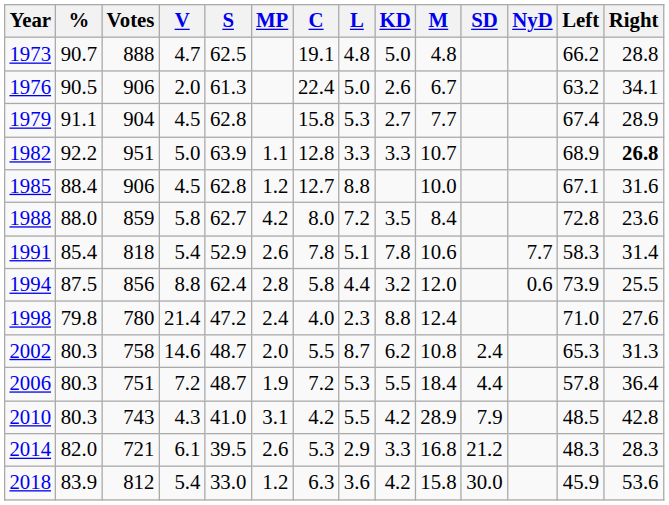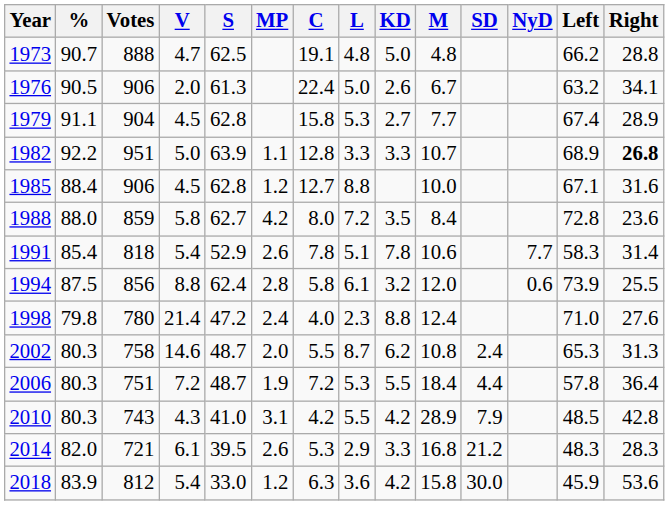(357, 284) 4.4 -> (357, 284) 6.1
